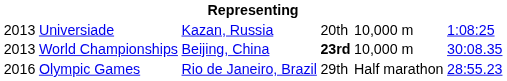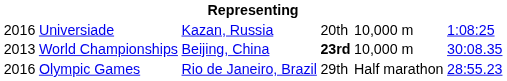(20, 30) 2013 -> (20, 30) 2016
